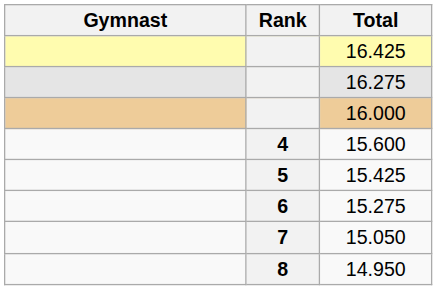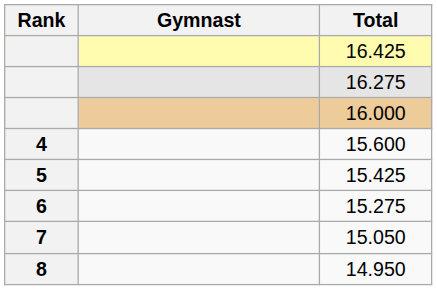columns swapped: (283, 20) <-> (125, 20)
